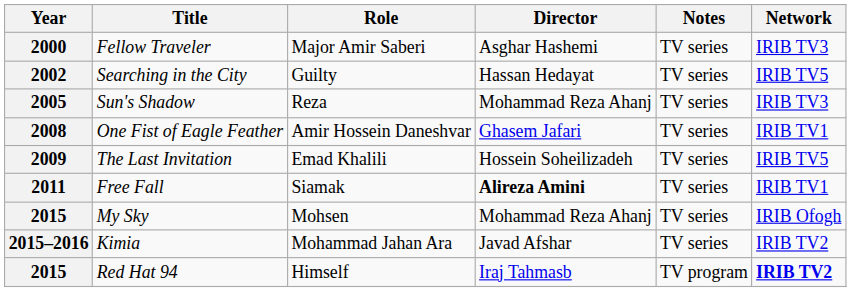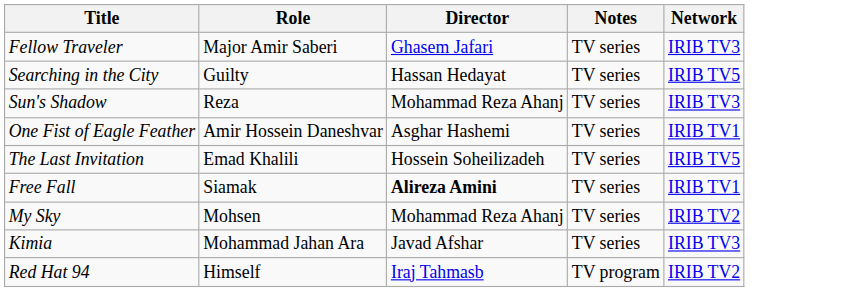- column: (49, 18)
(539, 46) Asghar Hashemi -> (442, 46) Ghasem Jafari
(530, 131) Ghasem Jafari -> (450, 131) Asghar Hashemi
(799, 215) IRIB Ofogh -> (704, 215) IRIB TV2
(792, 243) IRIB TV2 -> (704, 243) IRIB TV3
(794, 272) bold -> (704, 272) normal
